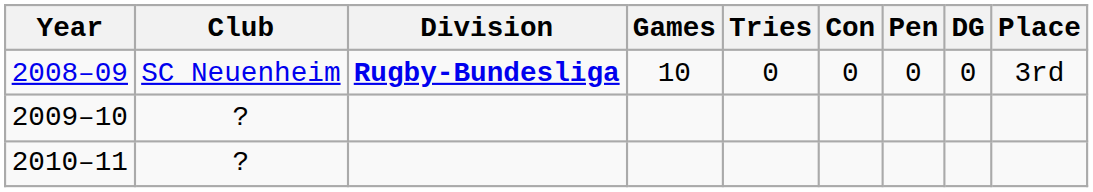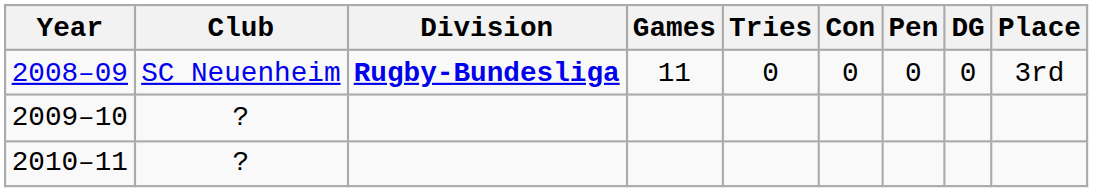(674, 73) 10 -> (674, 73) 11
